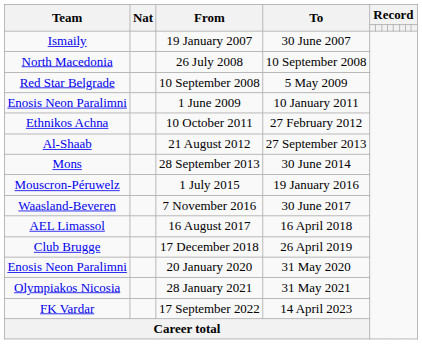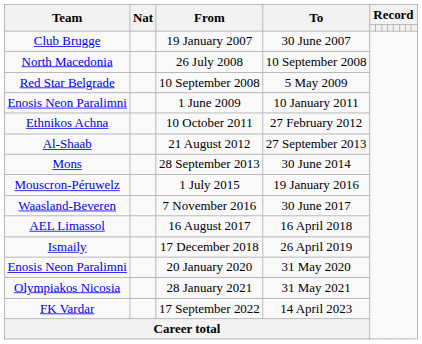(67, 41) Ismaily -> (67, 41) Club Brugge
(67, 246) Club Brugge -> (67, 246) Ismaily
